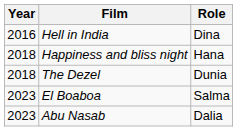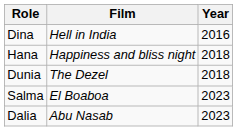columns swapped: (22, 14) <-> (212, 14)
